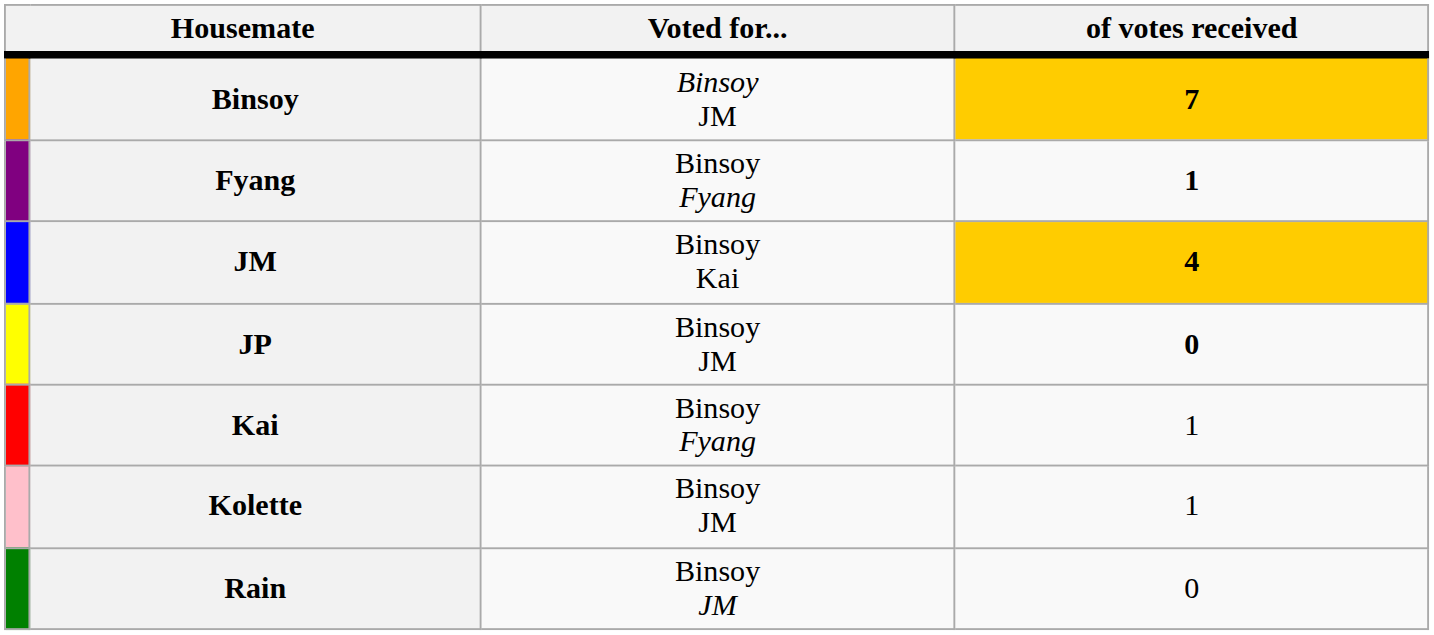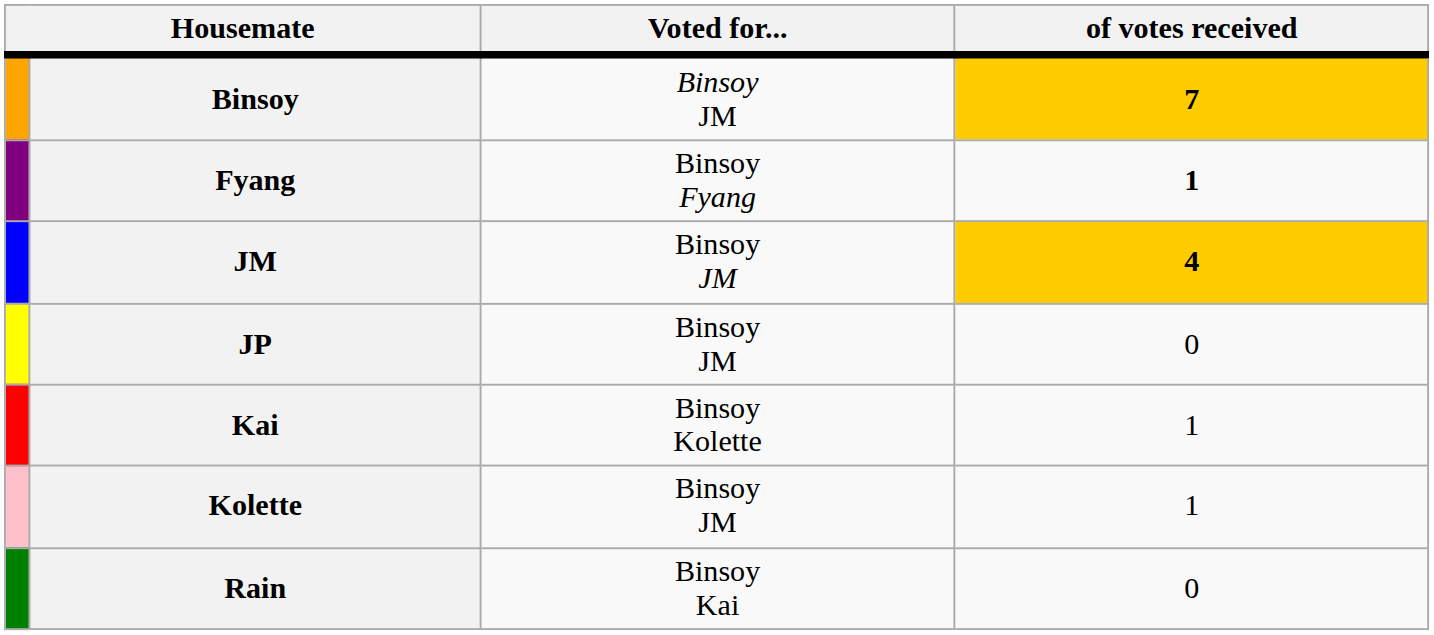(718, 261) Binsoy Kai -> (718, 261) Binsoy JM
(1192, 343) bold -> (1192, 343) normal
(718, 424) Binsoy Fyang -> (718, 424) Binsoy Kolette
(718, 587) Binsoy JM -> (718, 587) Binsoy Kai
